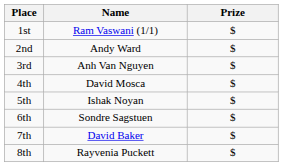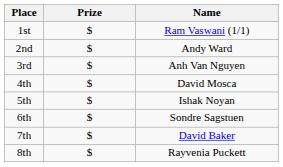columns swapped: (115, 13) <-> (233, 13)
